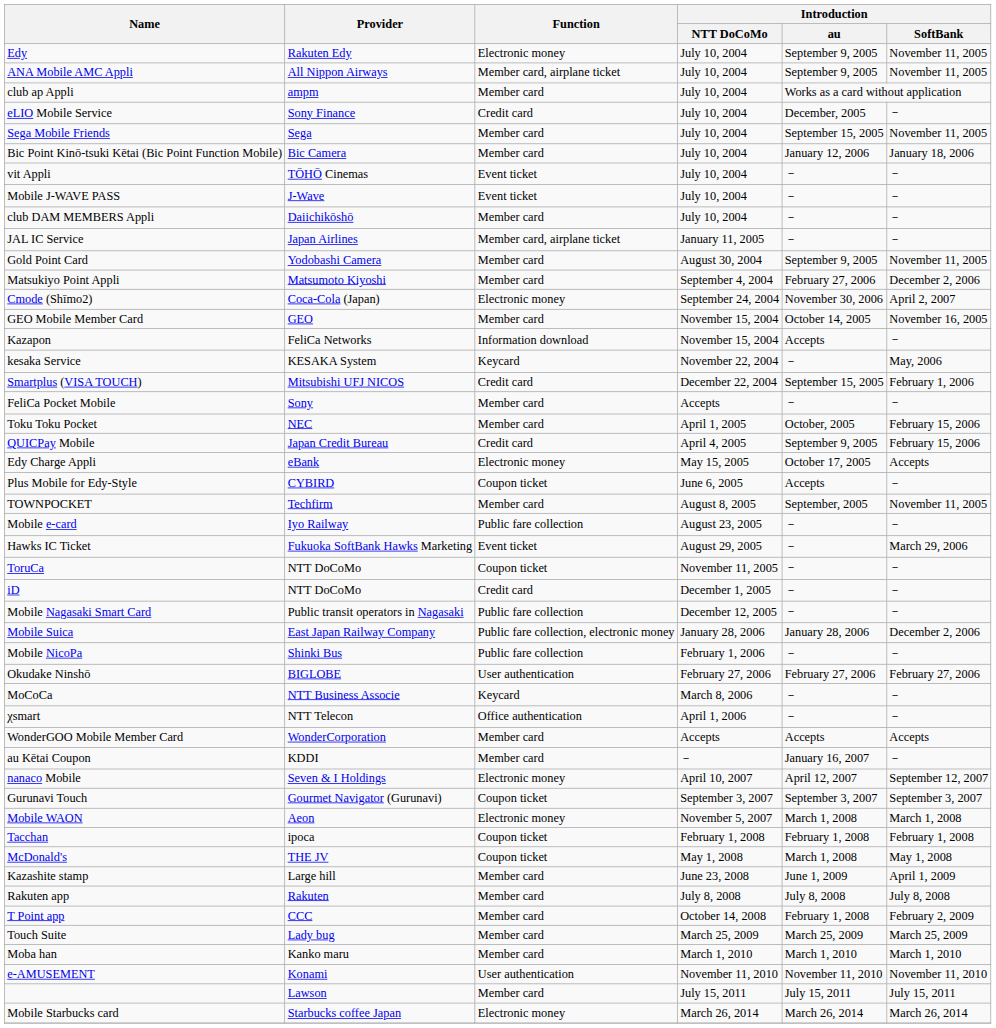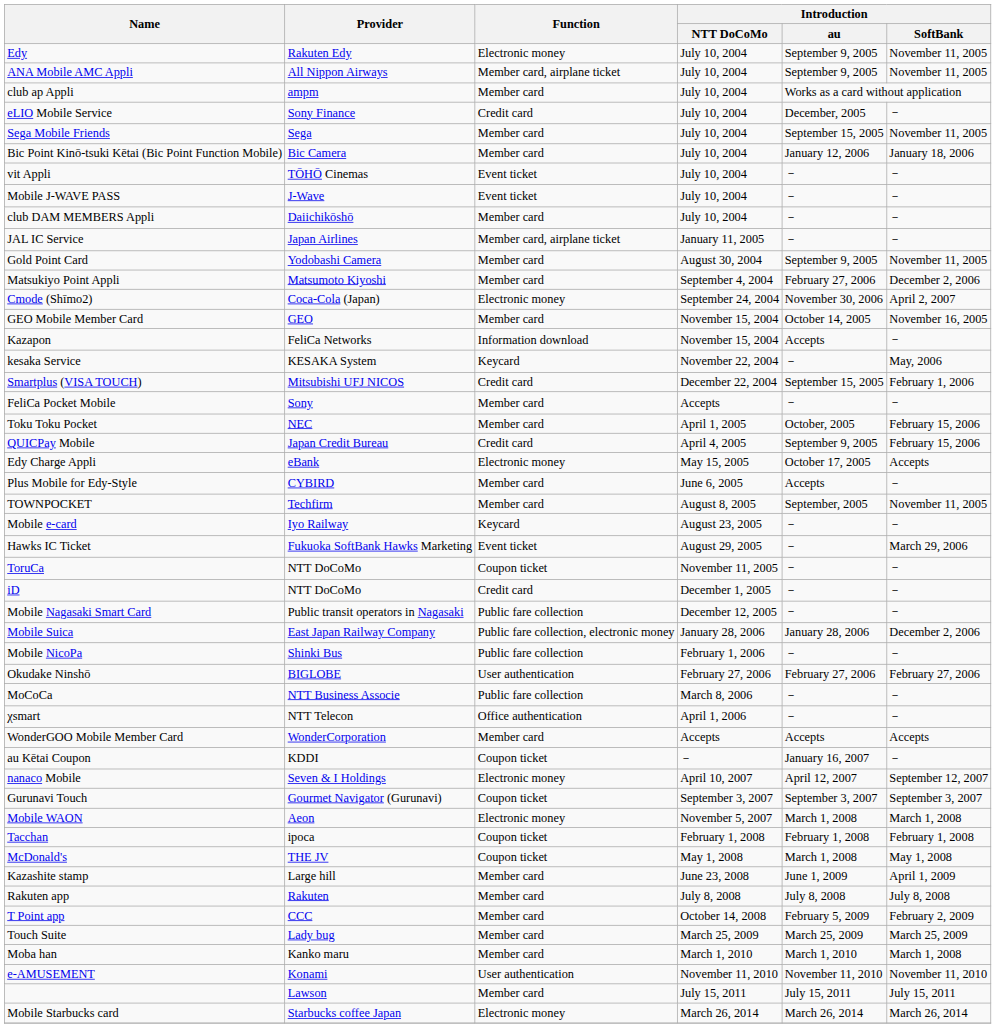(513, 483) Coupon ticket -> (511, 483) Member card
(531, 524) Public fare collection -> (499, 524) Keycard
(499, 694) Keycard -> (531, 694) Public fare collection
(511, 758) Member card -> (513, 758) Coupon ticket
(827, 915) February 1, 2008 -> (827, 915) February 5, 2009
(925, 954) March 1, 2010 -> (925, 954) March 1, 2008
